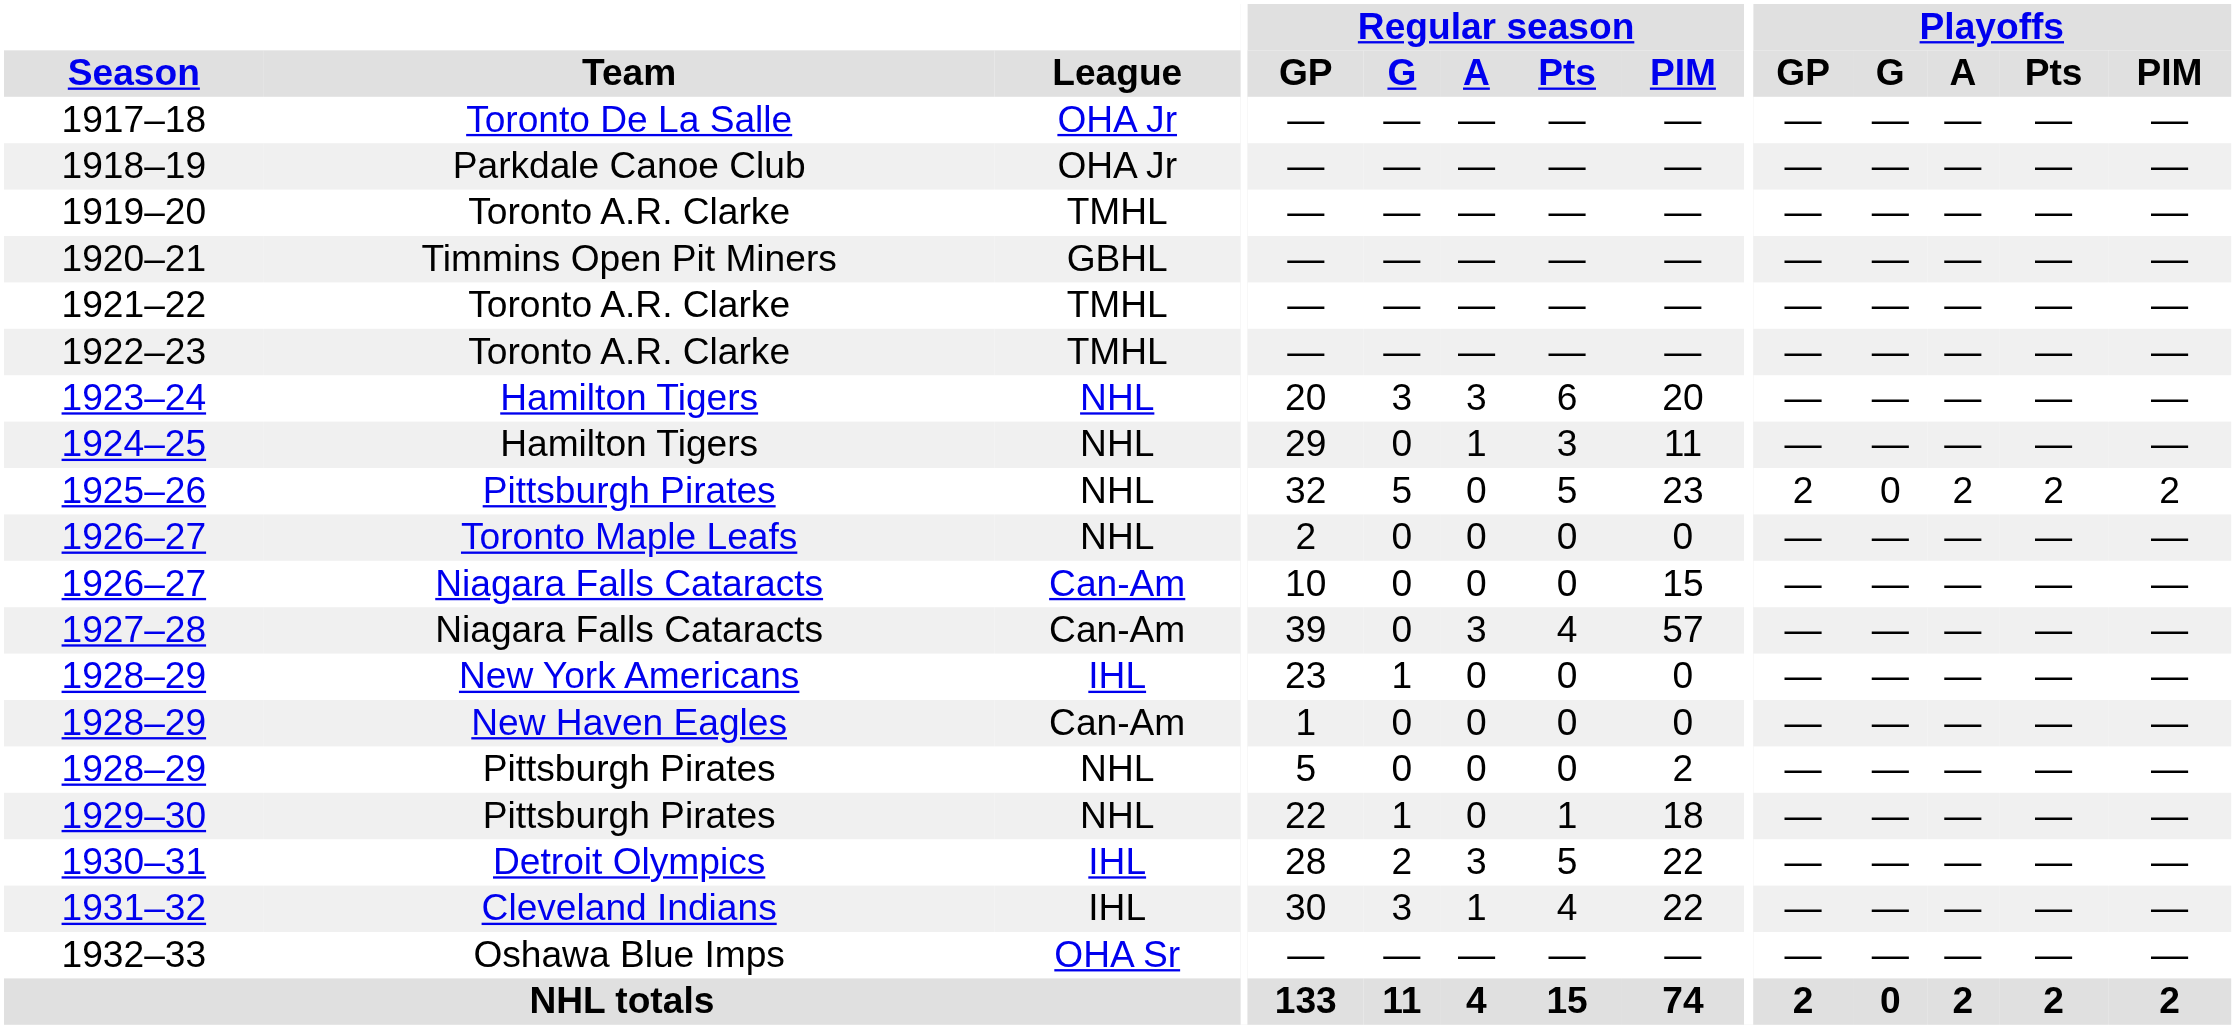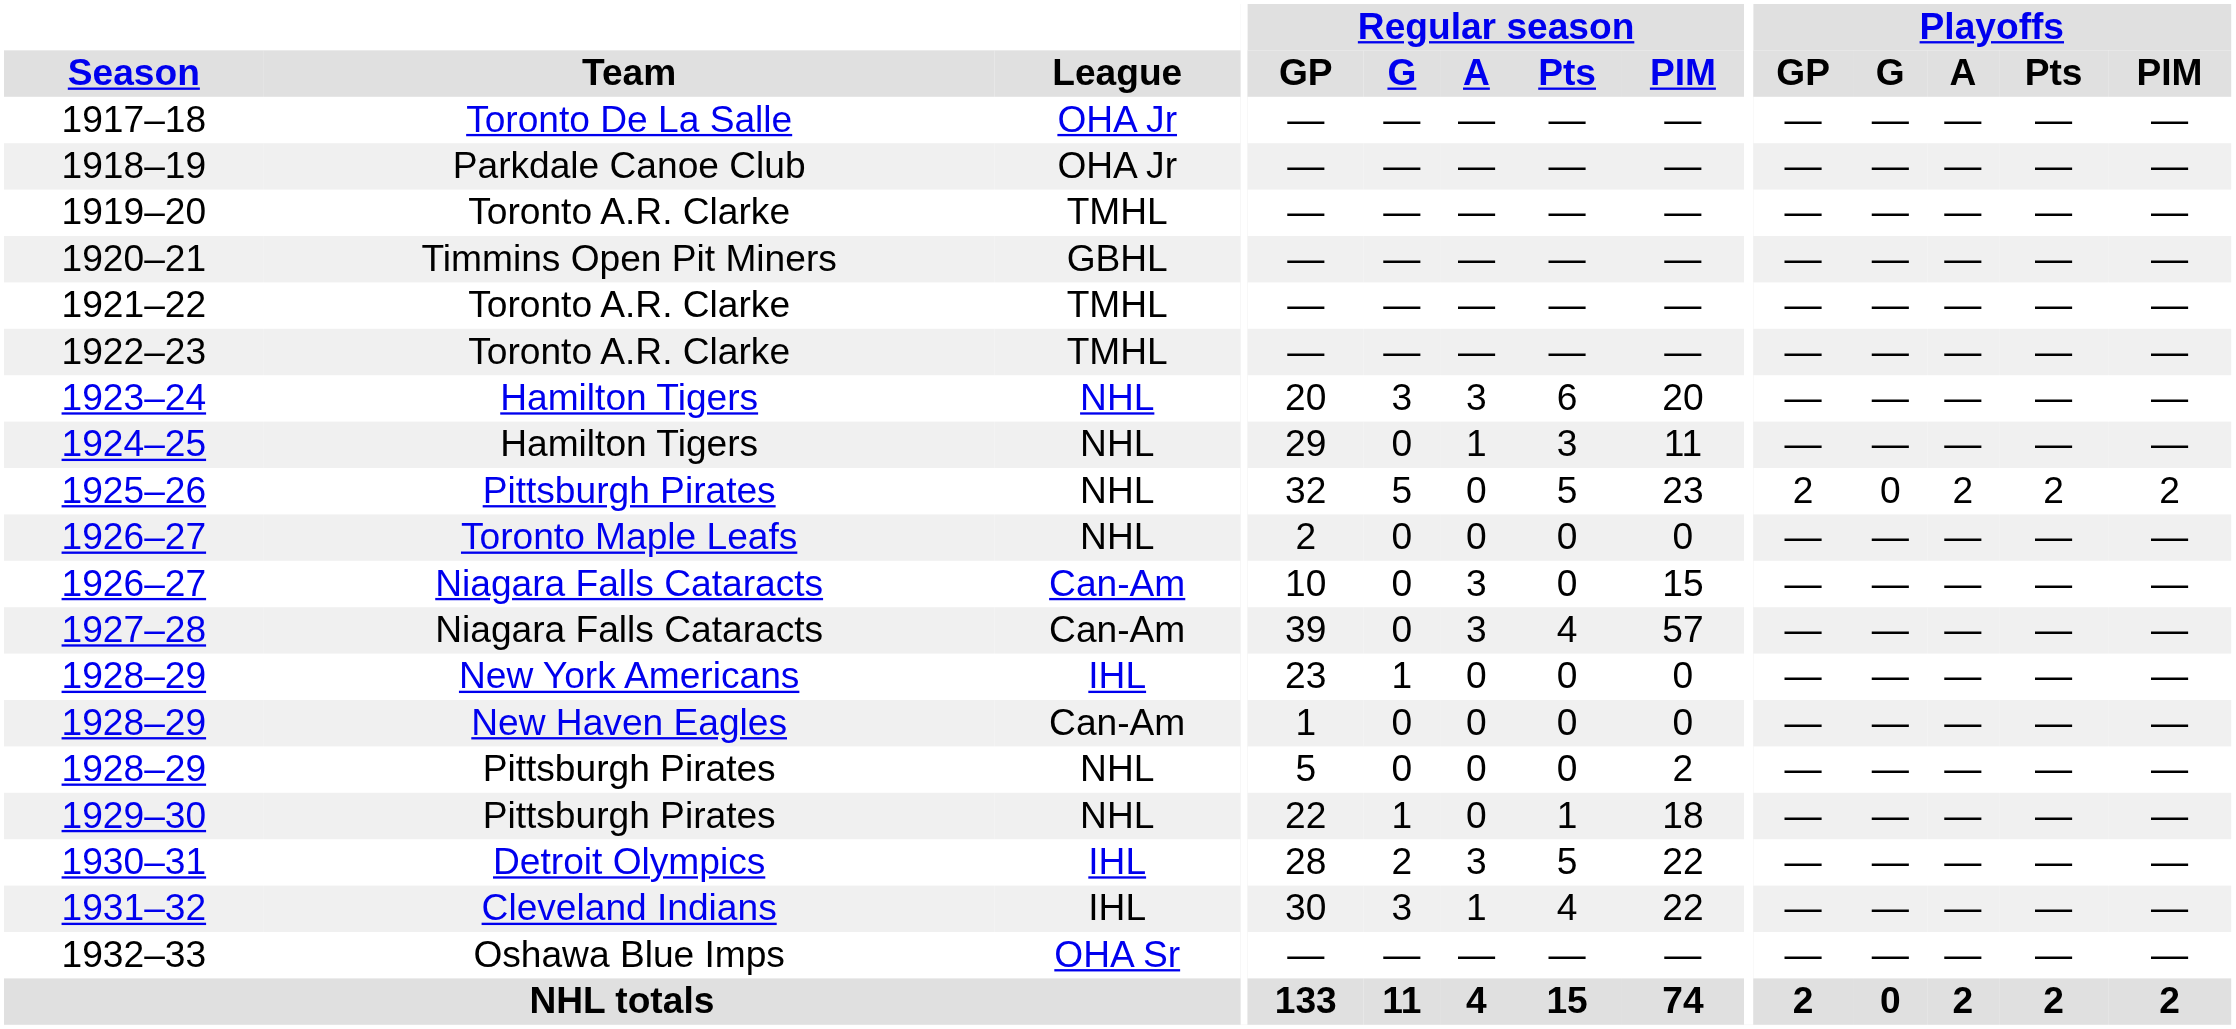(1476, 583) 0 -> (1476, 583) 3
